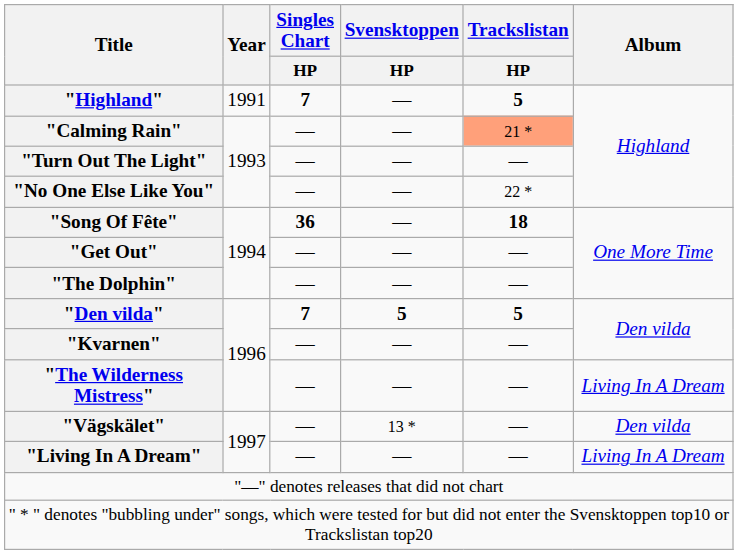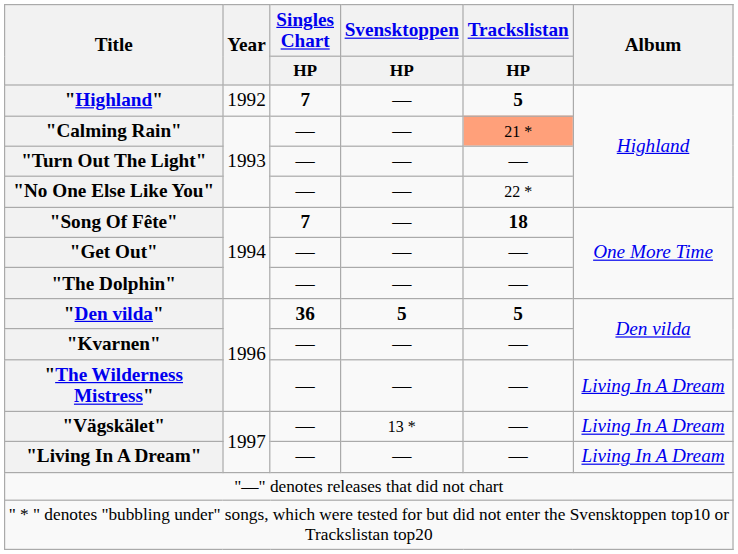(247, 100) 1991 -> (247, 100) 1992
(305, 222) 36 -> (305, 222) 7
(305, 313) 7 -> (305, 313) 36
(653, 426) Den vilda -> (653, 426) Living In A Dream
